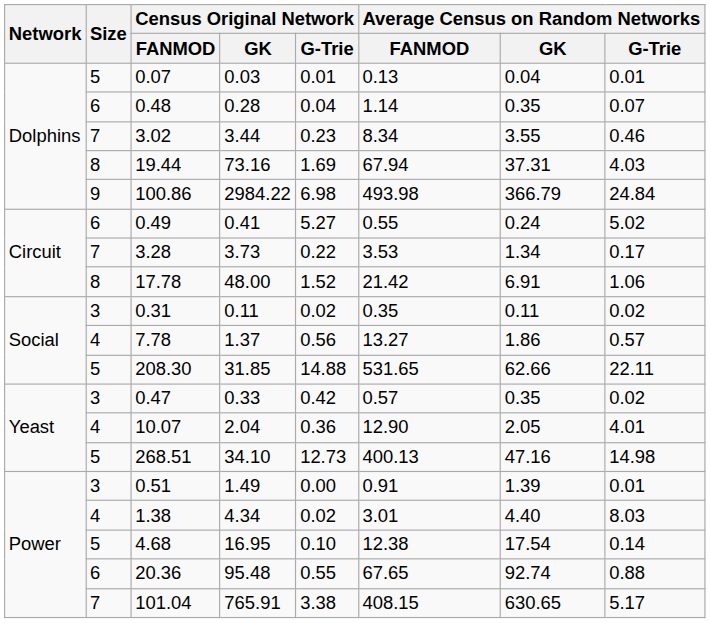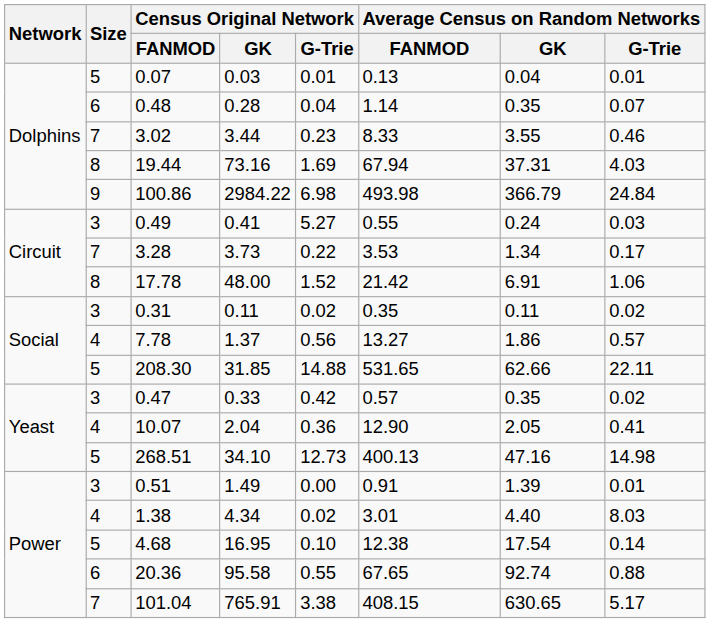(380, 135) 8.34 -> (380, 135) 8.33
(95, 223) 6 -> (95, 223) 3
(627, 223) 5.02 -> (627, 223) 0.03
(627, 427) 4.01 -> (627, 427) 0.41
(247, 573) 95.48 -> (247, 573) 95.58
